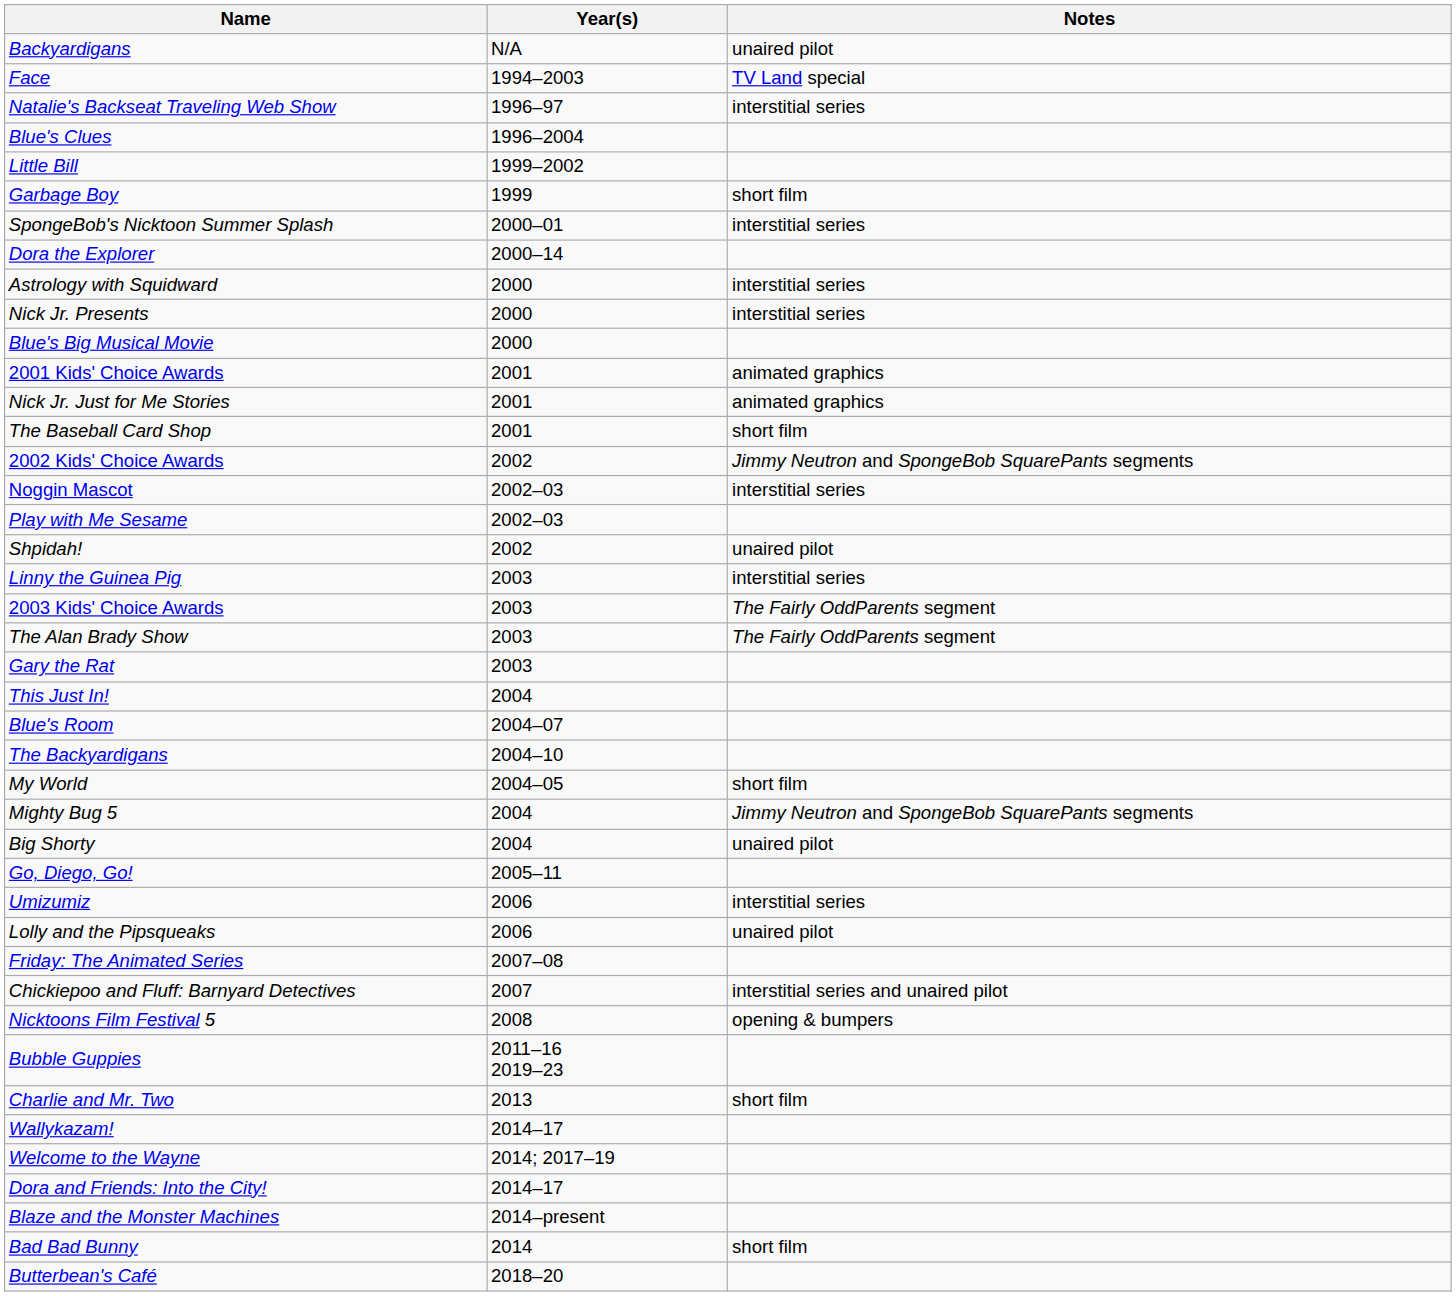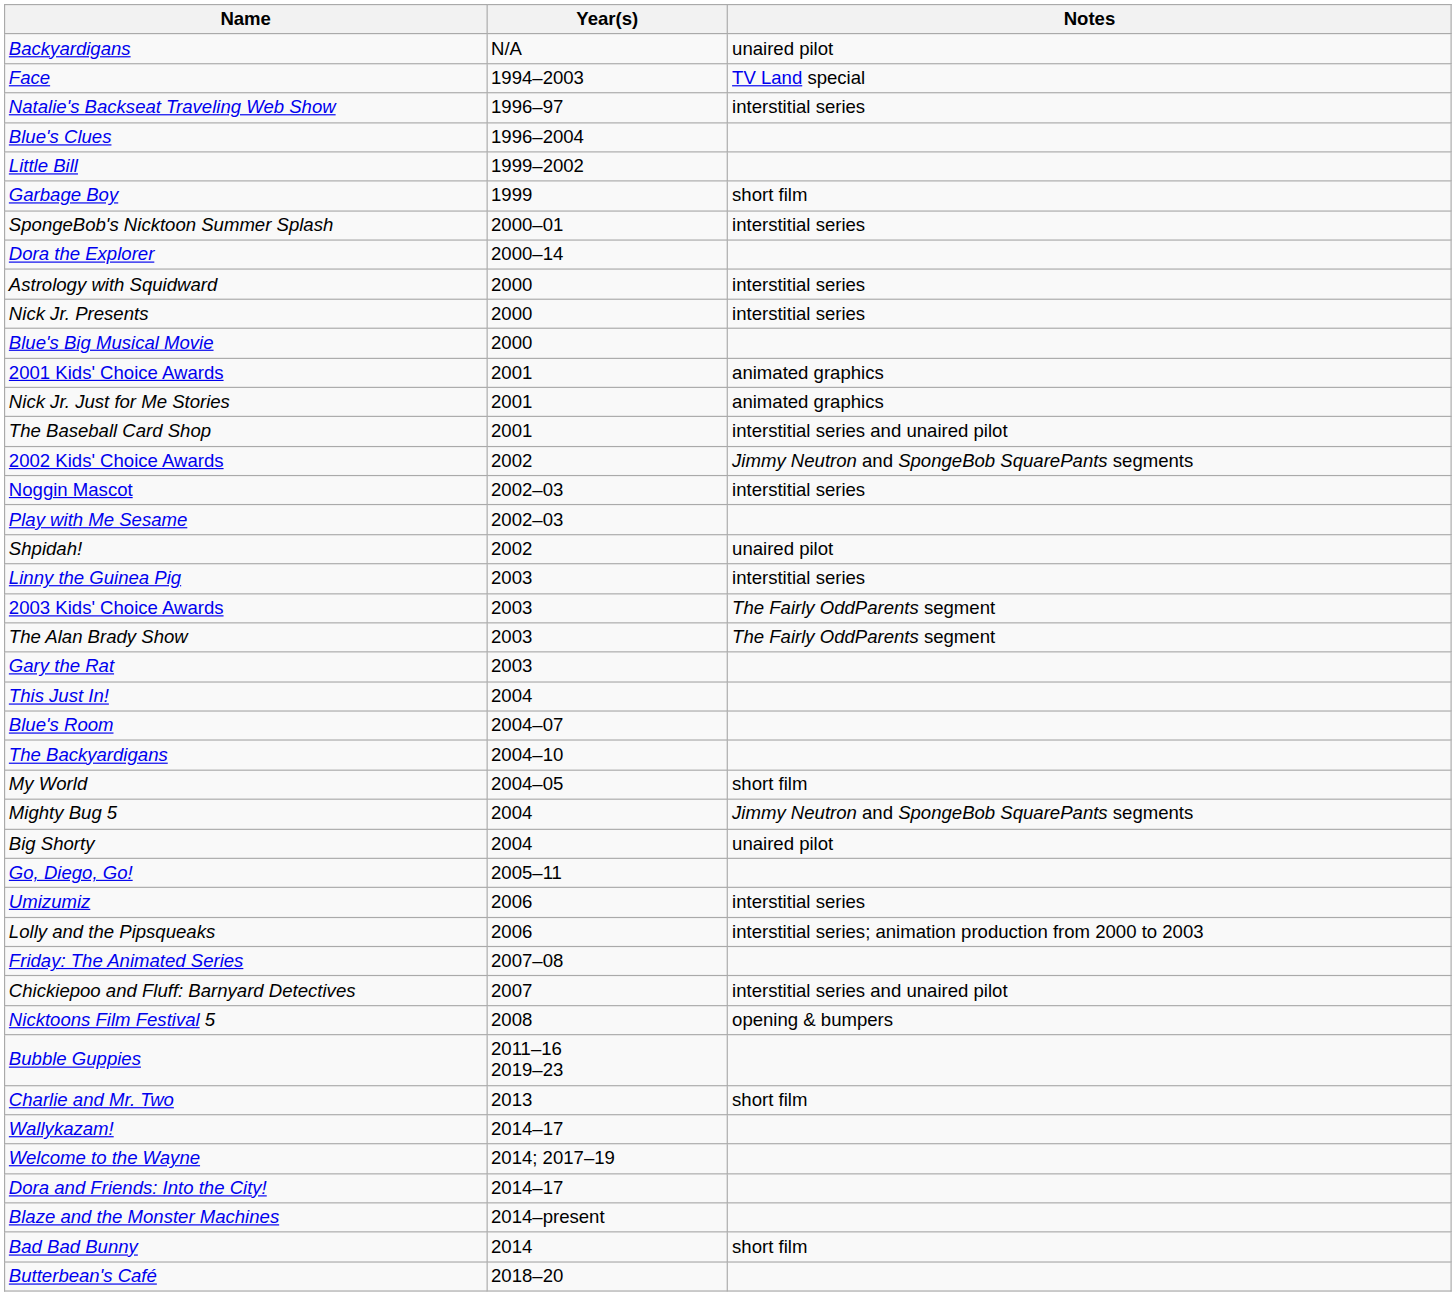(770, 431) short film -> (870, 431) interstitial series and unaired pilot
(783, 931) unaired pilot -> (968, 931) interstitial series; animation production from 2000 to 2003
